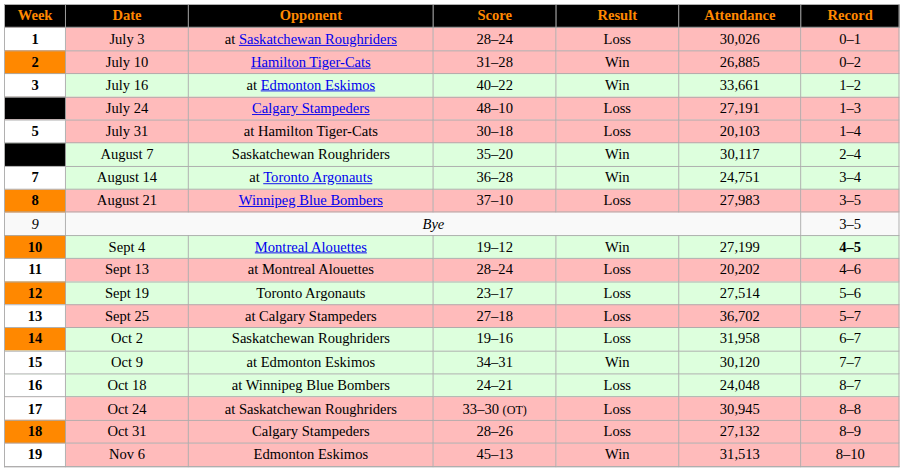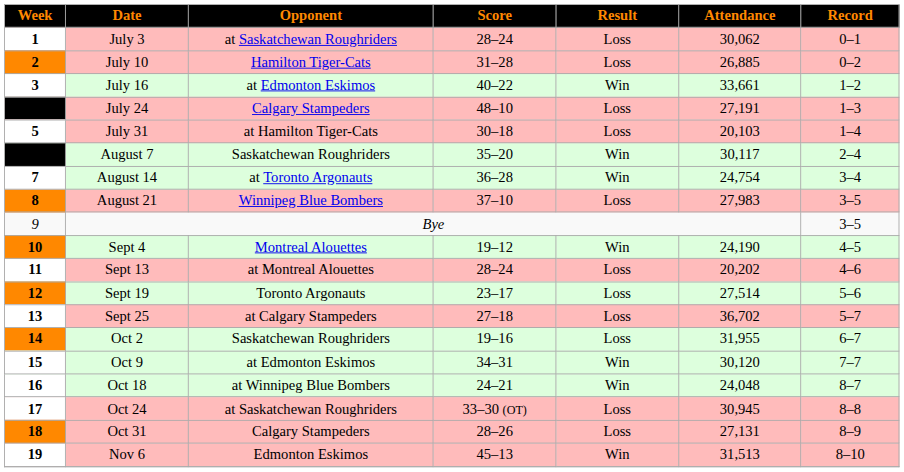(740, 39) 30,026 -> (740, 39) 30,062
(617, 62) Win -> (617, 62) Loss
(740, 177) 24,751 -> (740, 177) 24,754
(740, 246) 27,199 -> (740, 246) 24,190
(850, 246) bold -> (850, 246) normal
(740, 339) 31,958 -> (740, 339) 31,955
(617, 385) Loss -> (617, 385) Win
(740, 431) 27,132 -> (740, 431) 27,131
